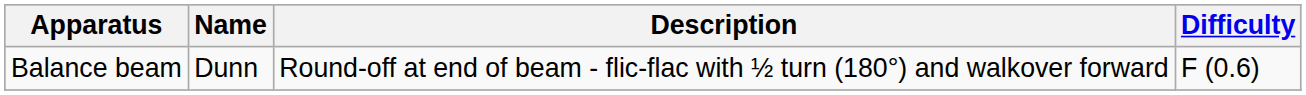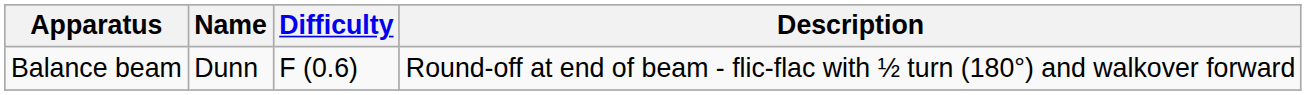columns swapped: (724, 25) <-> (1238, 25)
